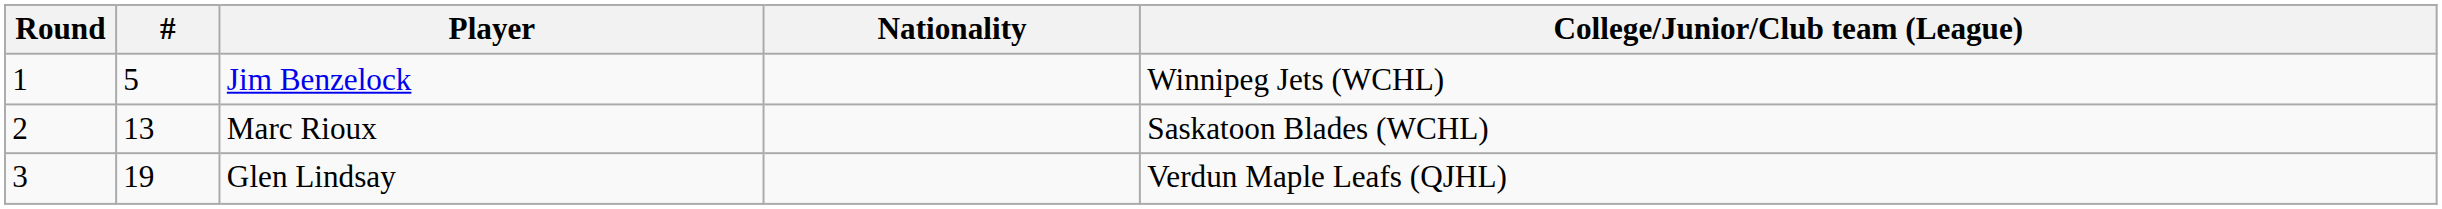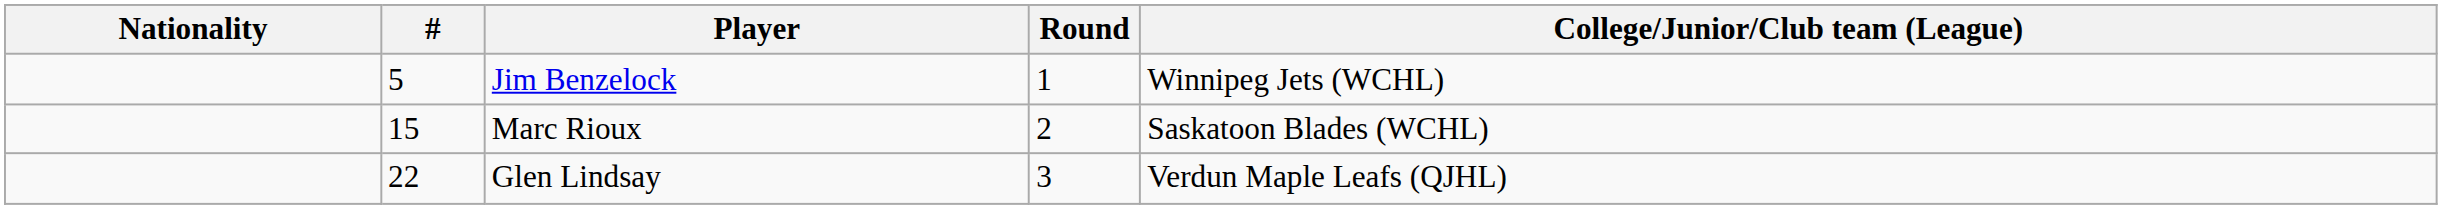columns swapped: (60, 29) <-> (952, 29)
(139, 128) 13 -> (404, 128) 15
(139, 177) 19 -> (404, 177) 22
